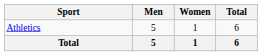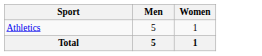- column: (237, 12)
